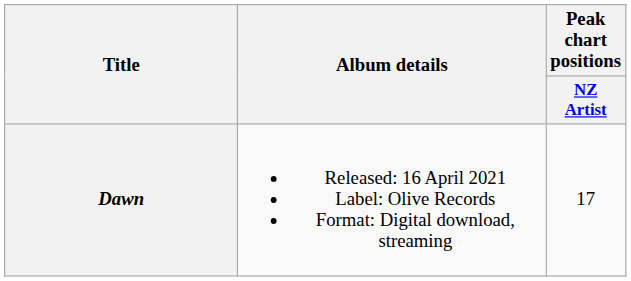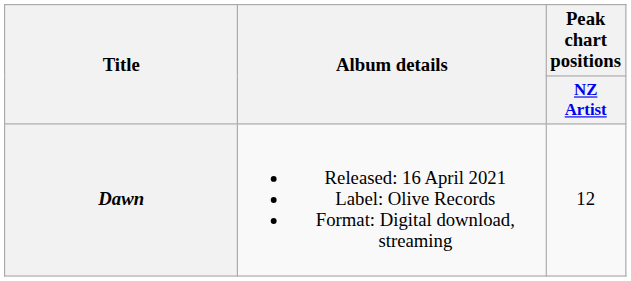(586, 199) 17 -> (586, 199) 12
